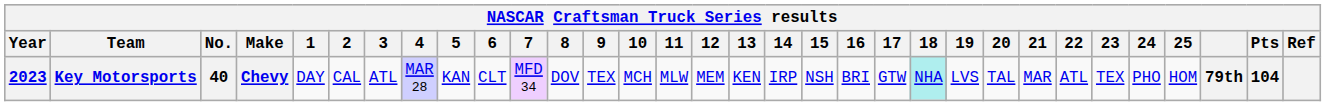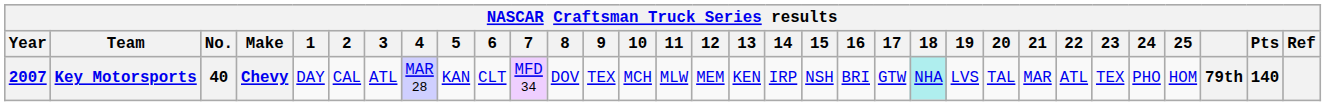(28, 78) 2023 -> (28, 78) 2007
(1265, 78) 104 -> (1265, 78) 140
